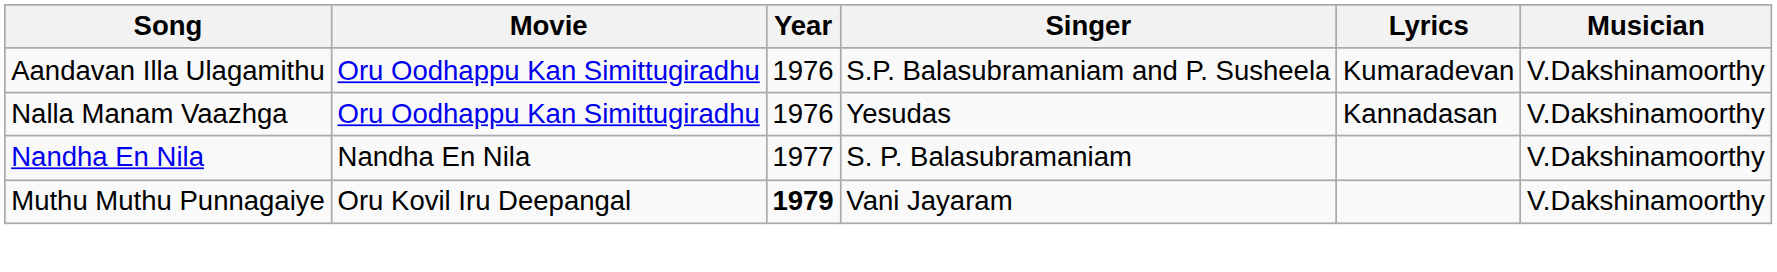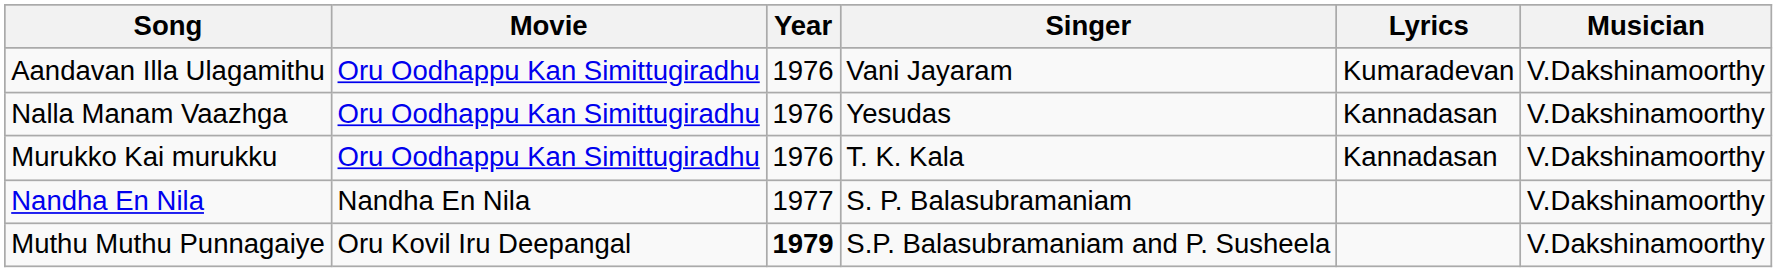(1088, 69) S.P. Balasubramaniam and P. Susheela -> (929, 69) Vani Jayaram
+ row: (144, 157)
(929, 200) Vani Jayaram -> (1088, 244) S.P. Balasubramaniam and P. Susheela
